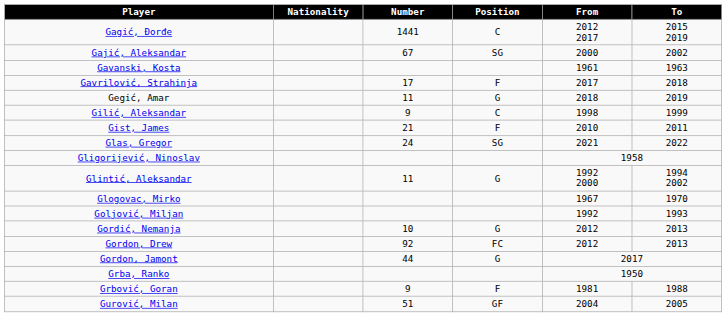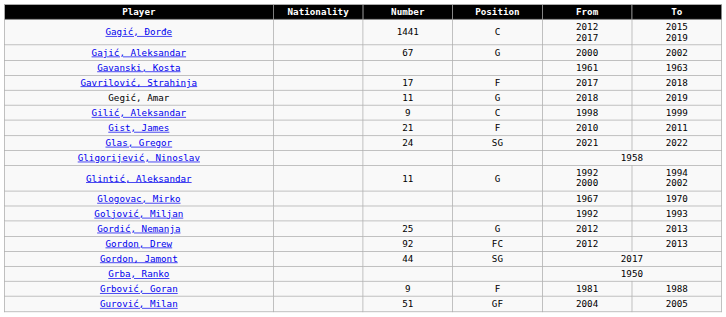(497, 53) SG -> (497, 53) G
(408, 229) 10 -> (408, 229) 25
(497, 259) G -> (497, 259) SG
